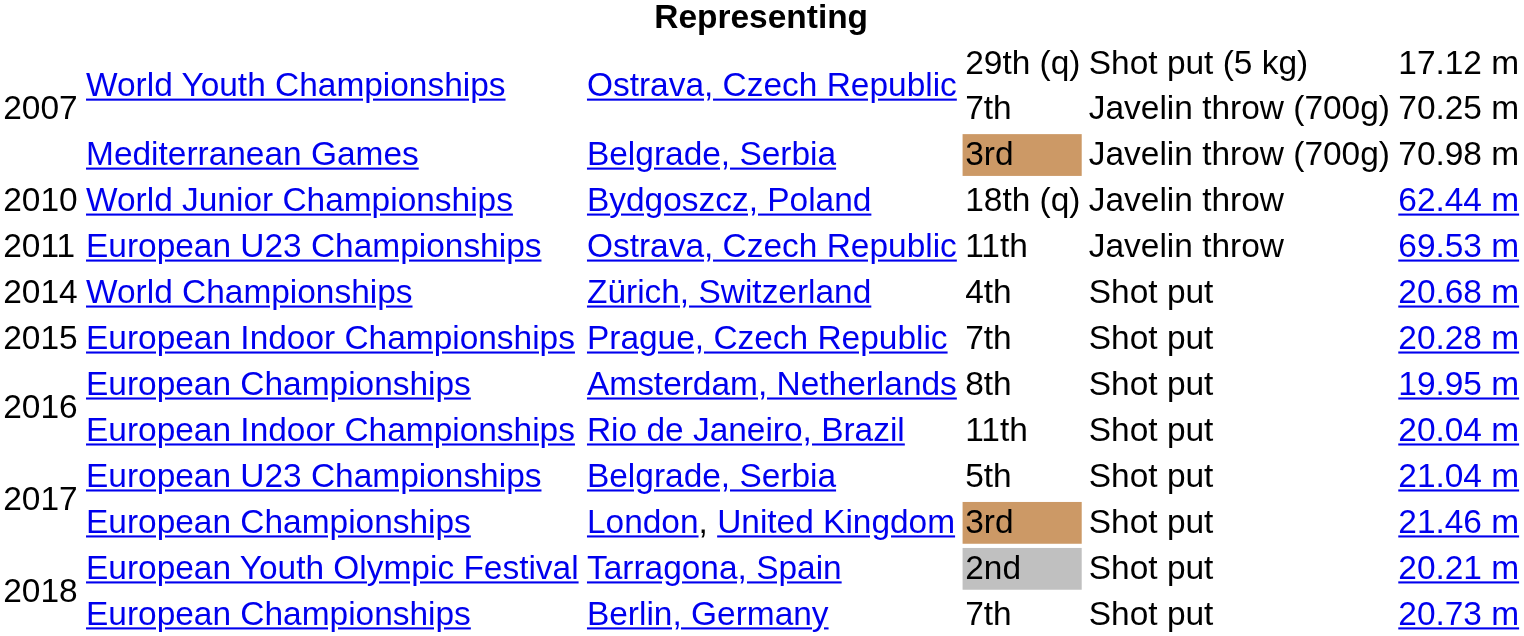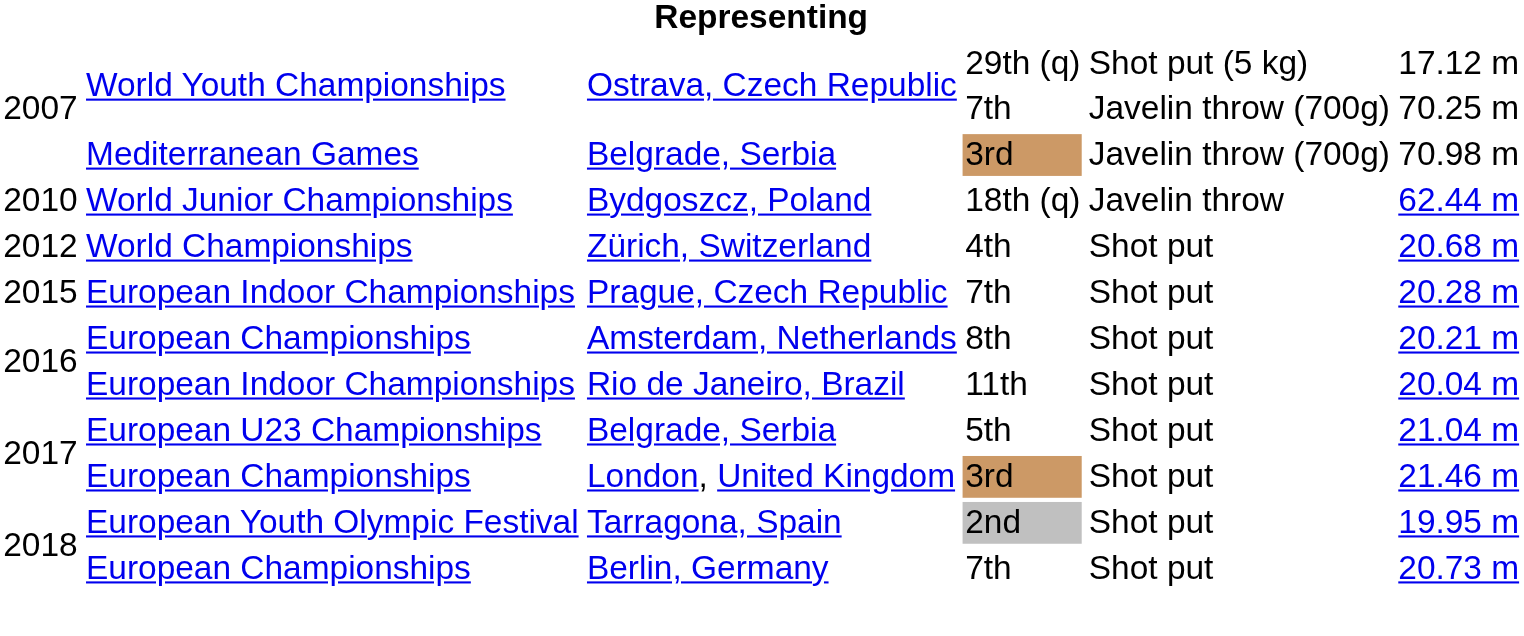- row: (772, 246)
(40, 292) 2014 -> (40, 246) 2012
(1459, 384) 19.95 m -> (1459, 338) 20.21 m
(1459, 568) 20.21 m -> (1459, 522) 19.95 m
